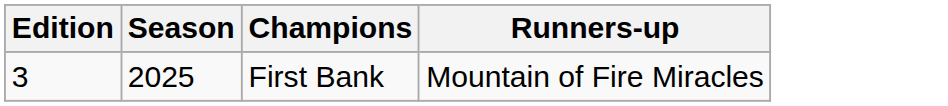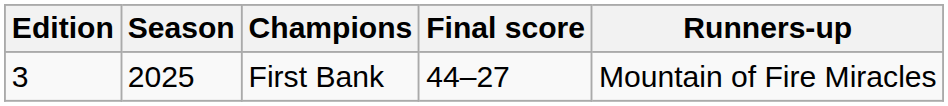+ column: (506, 28)
